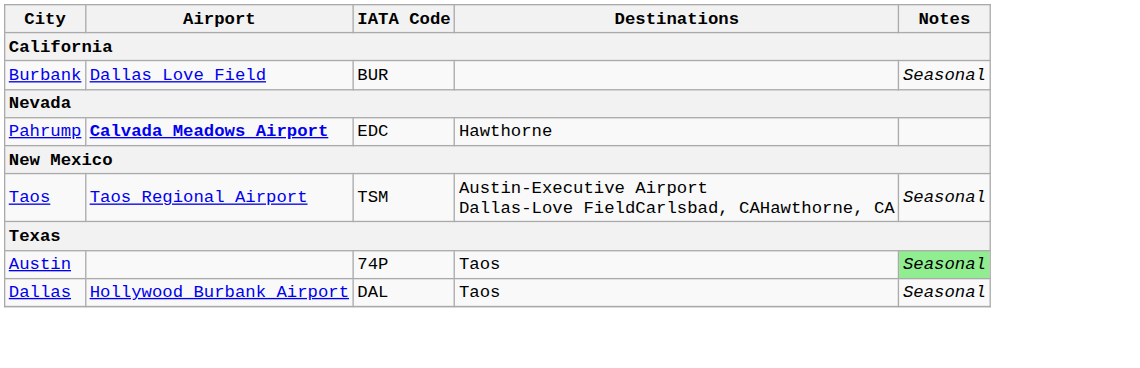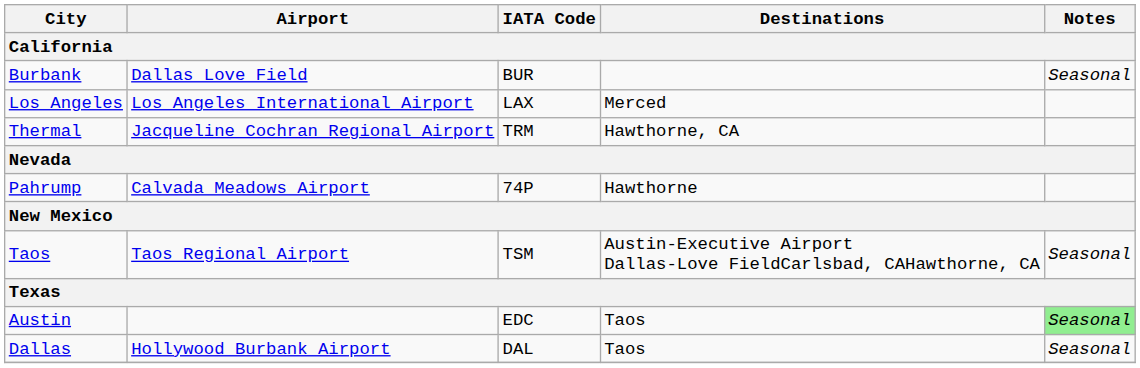+ row: (66, 103)
+ row: (45, 131)
(209, 131) bold -> (250, 188) normal
(373, 131) EDC -> (518, 188) 74P
(373, 264) 74P -> (518, 320) EDC
